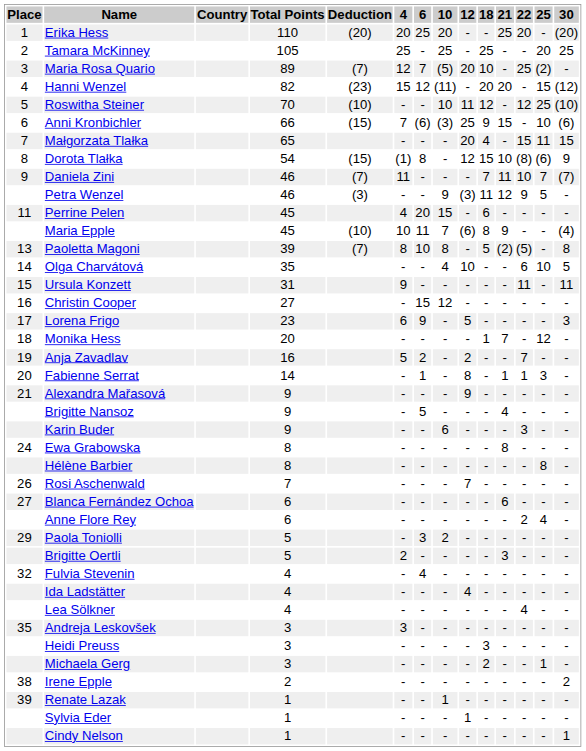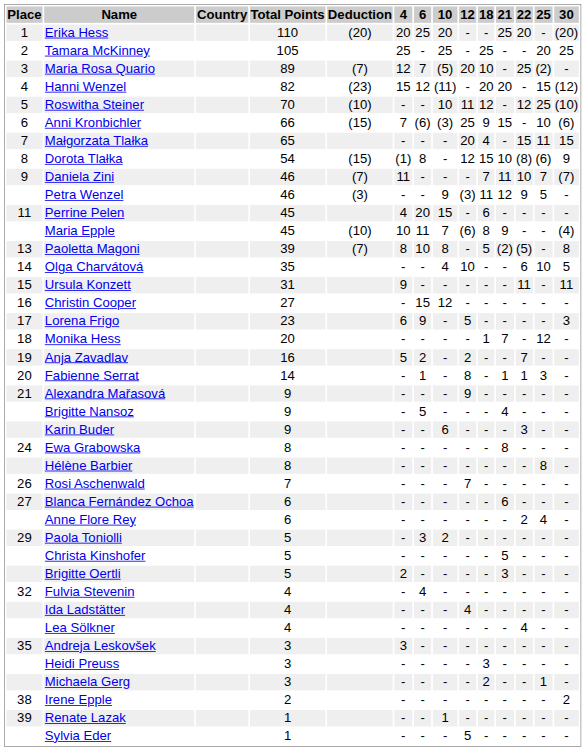+ row: (95, 555)
(468, 718) 1 -> (468, 736) 5
- row: (84, 736)
